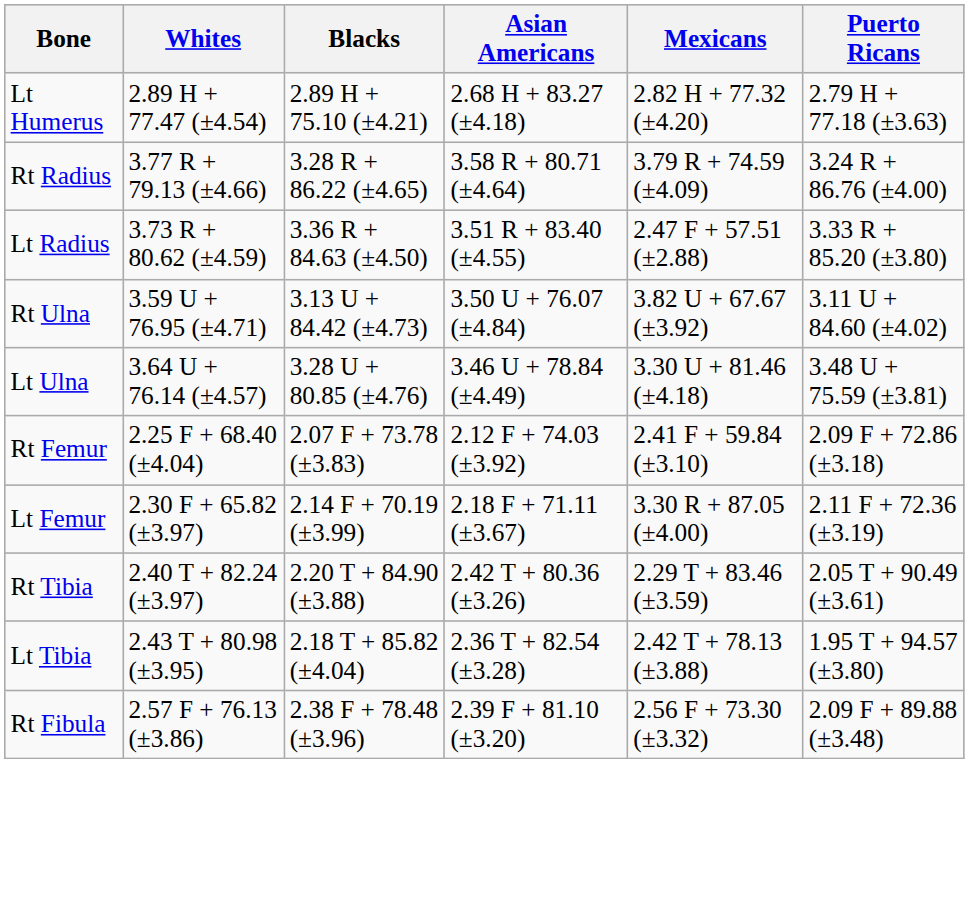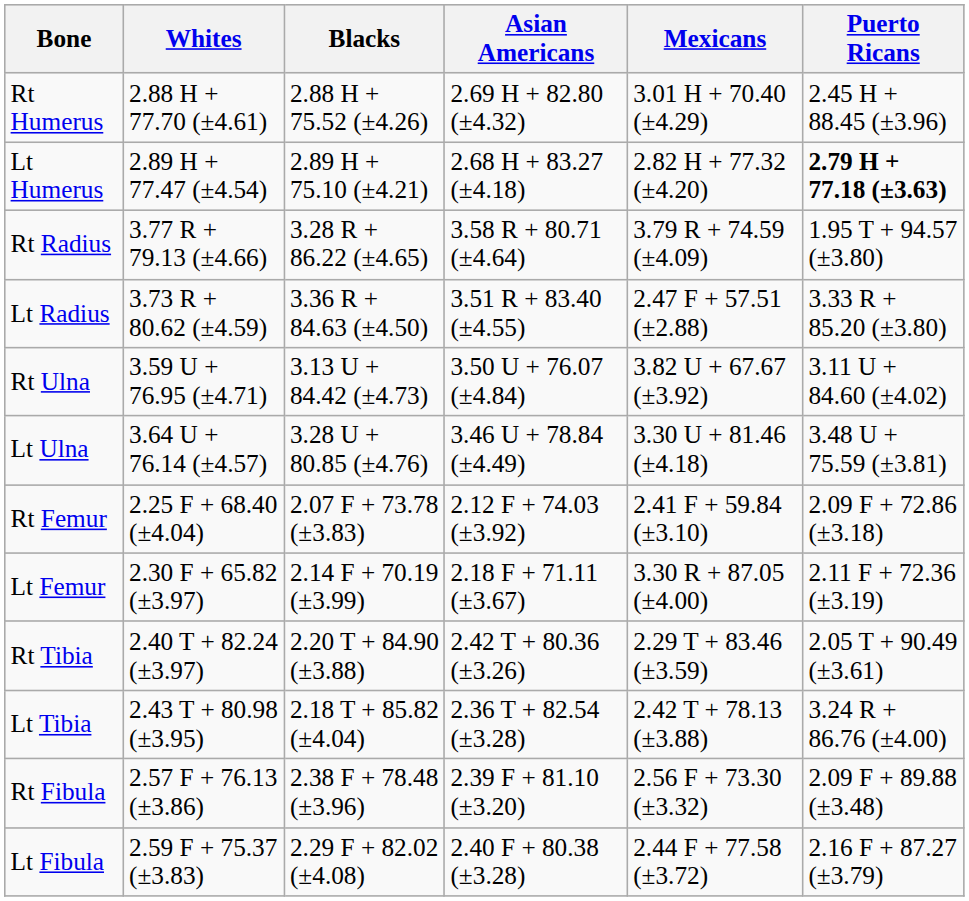+ row: (57, 107)
(878, 107) normal -> (877, 175) bold
(878, 175) 3.24 R + 86.76 (±4.00) -> (883, 244) 1.95 T + 94.57 (±3.80)
(883, 655) 1.95 T + 94.57 (±3.80) -> (877, 724) 3.24 R + 86.76 (±4.00)
+ row: (57, 861)
